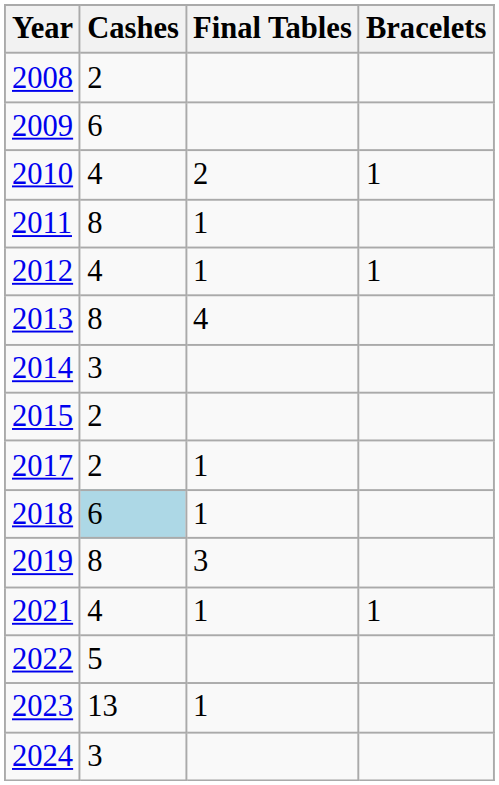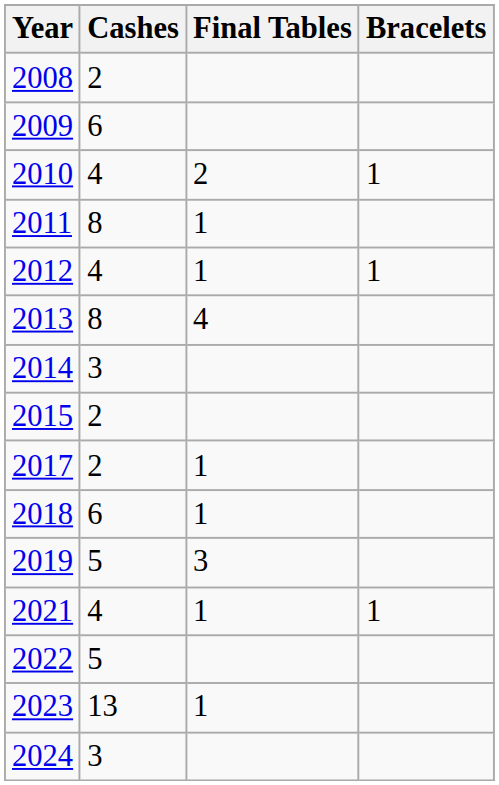(95, 513) lightblue background -> (95, 513) no background
(95, 561) 8 -> (95, 561) 5
